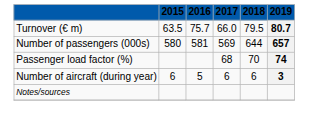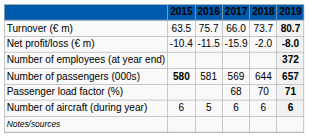(254, 28) 79.5 -> (263, 28) 73.7
+ row: (51, 44)
+ row: (86, 60)
(173, 44) normal -> (181, 76) bold
(281, 60) 74 -> (290, 92) 71
(281, 76) 3 -> (290, 108) 6
